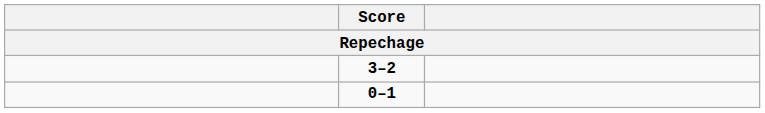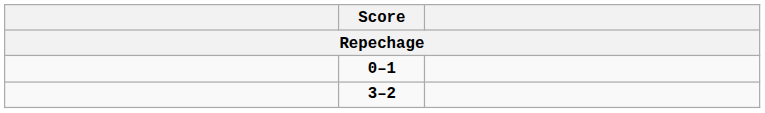rows swapped: (382, 69) <-> (382, 94)
